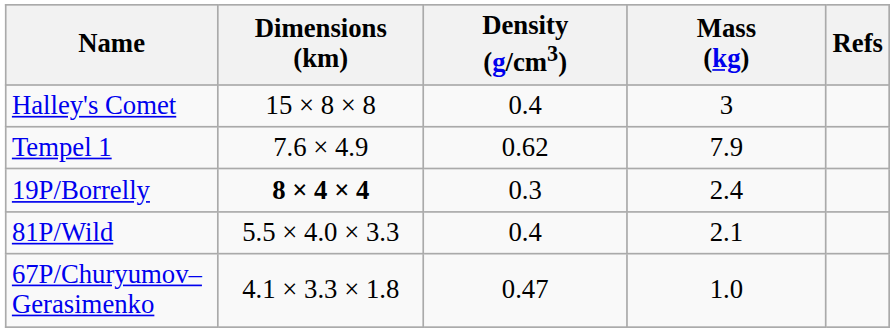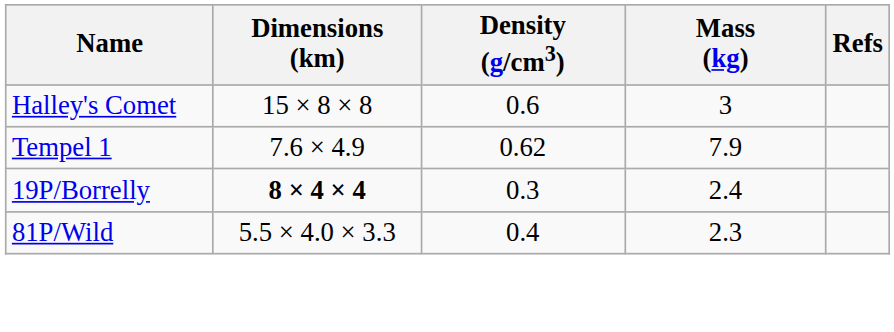(525, 105) 0.4 -> (523, 105) 0.6
(726, 232) 2.1 -> (726, 232) 2.3
- row: (107, 289)
